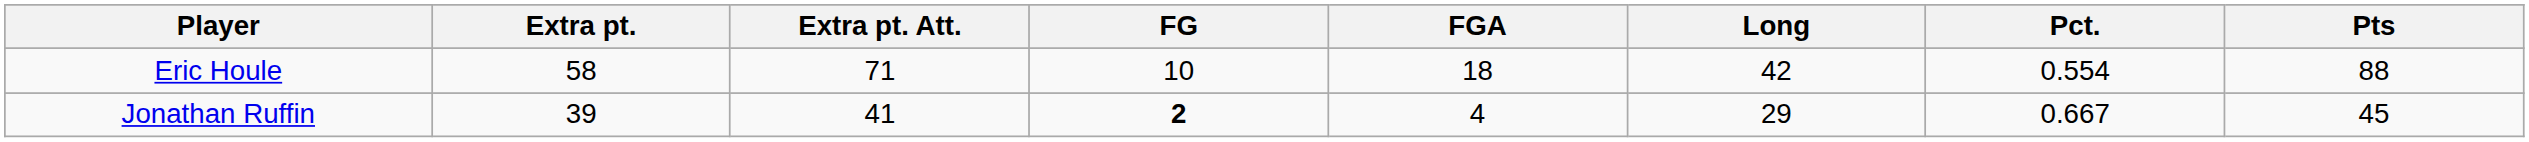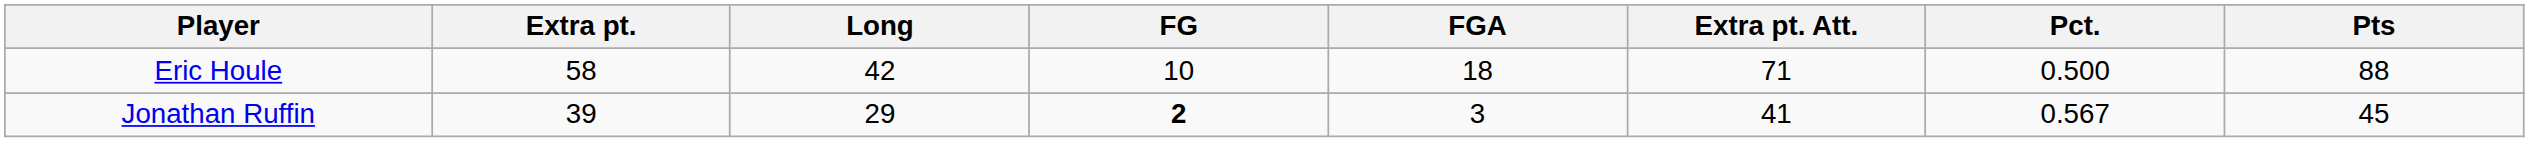columns swapped: (880, 26) <-> (1776, 26)
(2075, 70) 0.554 -> (2075, 70) 0.500
(1478, 114) 4 -> (1478, 114) 3
(2075, 114) 0.667 -> (2075, 114) 0.567
